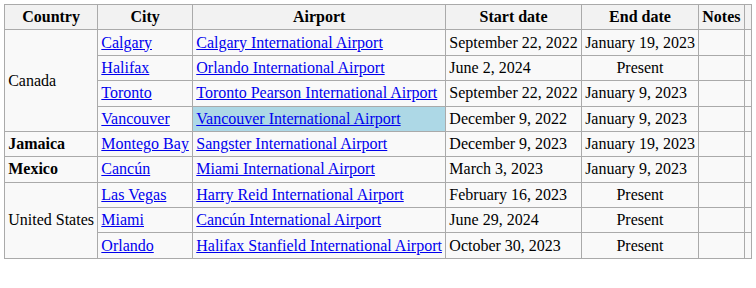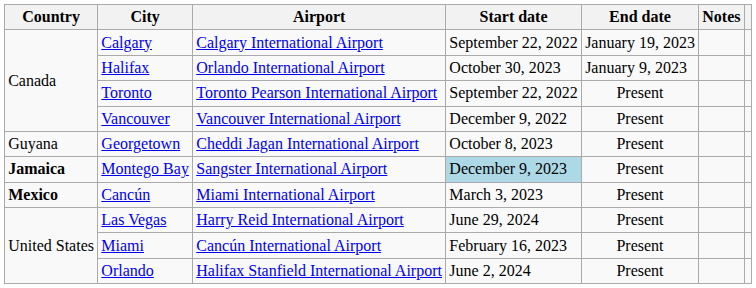(490, 67) June 2, 2024 -> (505, 67) October 30, 2023
(640, 67) Present -> (636, 67) January 9, 2023
(636, 93) January 9, 2023 -> (640, 93) Present
(298, 118) lightblue background -> (298, 118) no background
(636, 118) January 9, 2023 -> (640, 118) Present
+ row: (141, 144)
(508, 144) no background -> (508, 169) lightblue background
(640, 144) January 19, 2023 -> (640, 169) Present
(636, 169) January 9, 2023 -> (640, 194) Present
(508, 194) February 16, 2023 -> (494, 220) June 29, 2024
(494, 220) June 29, 2024 -> (508, 245) February 16, 2023
(505, 245) October 30, 2023 -> (490, 270) June 2, 2024
